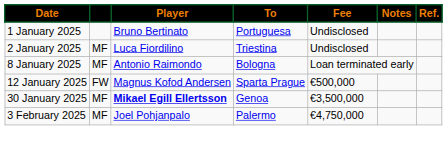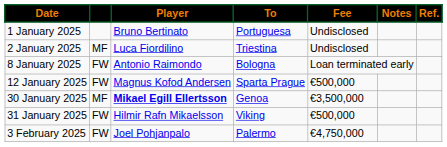(100, 65) MF -> (100, 65) FW
+ row: (47, 116)
(100, 116) MF -> (100, 133) FW
